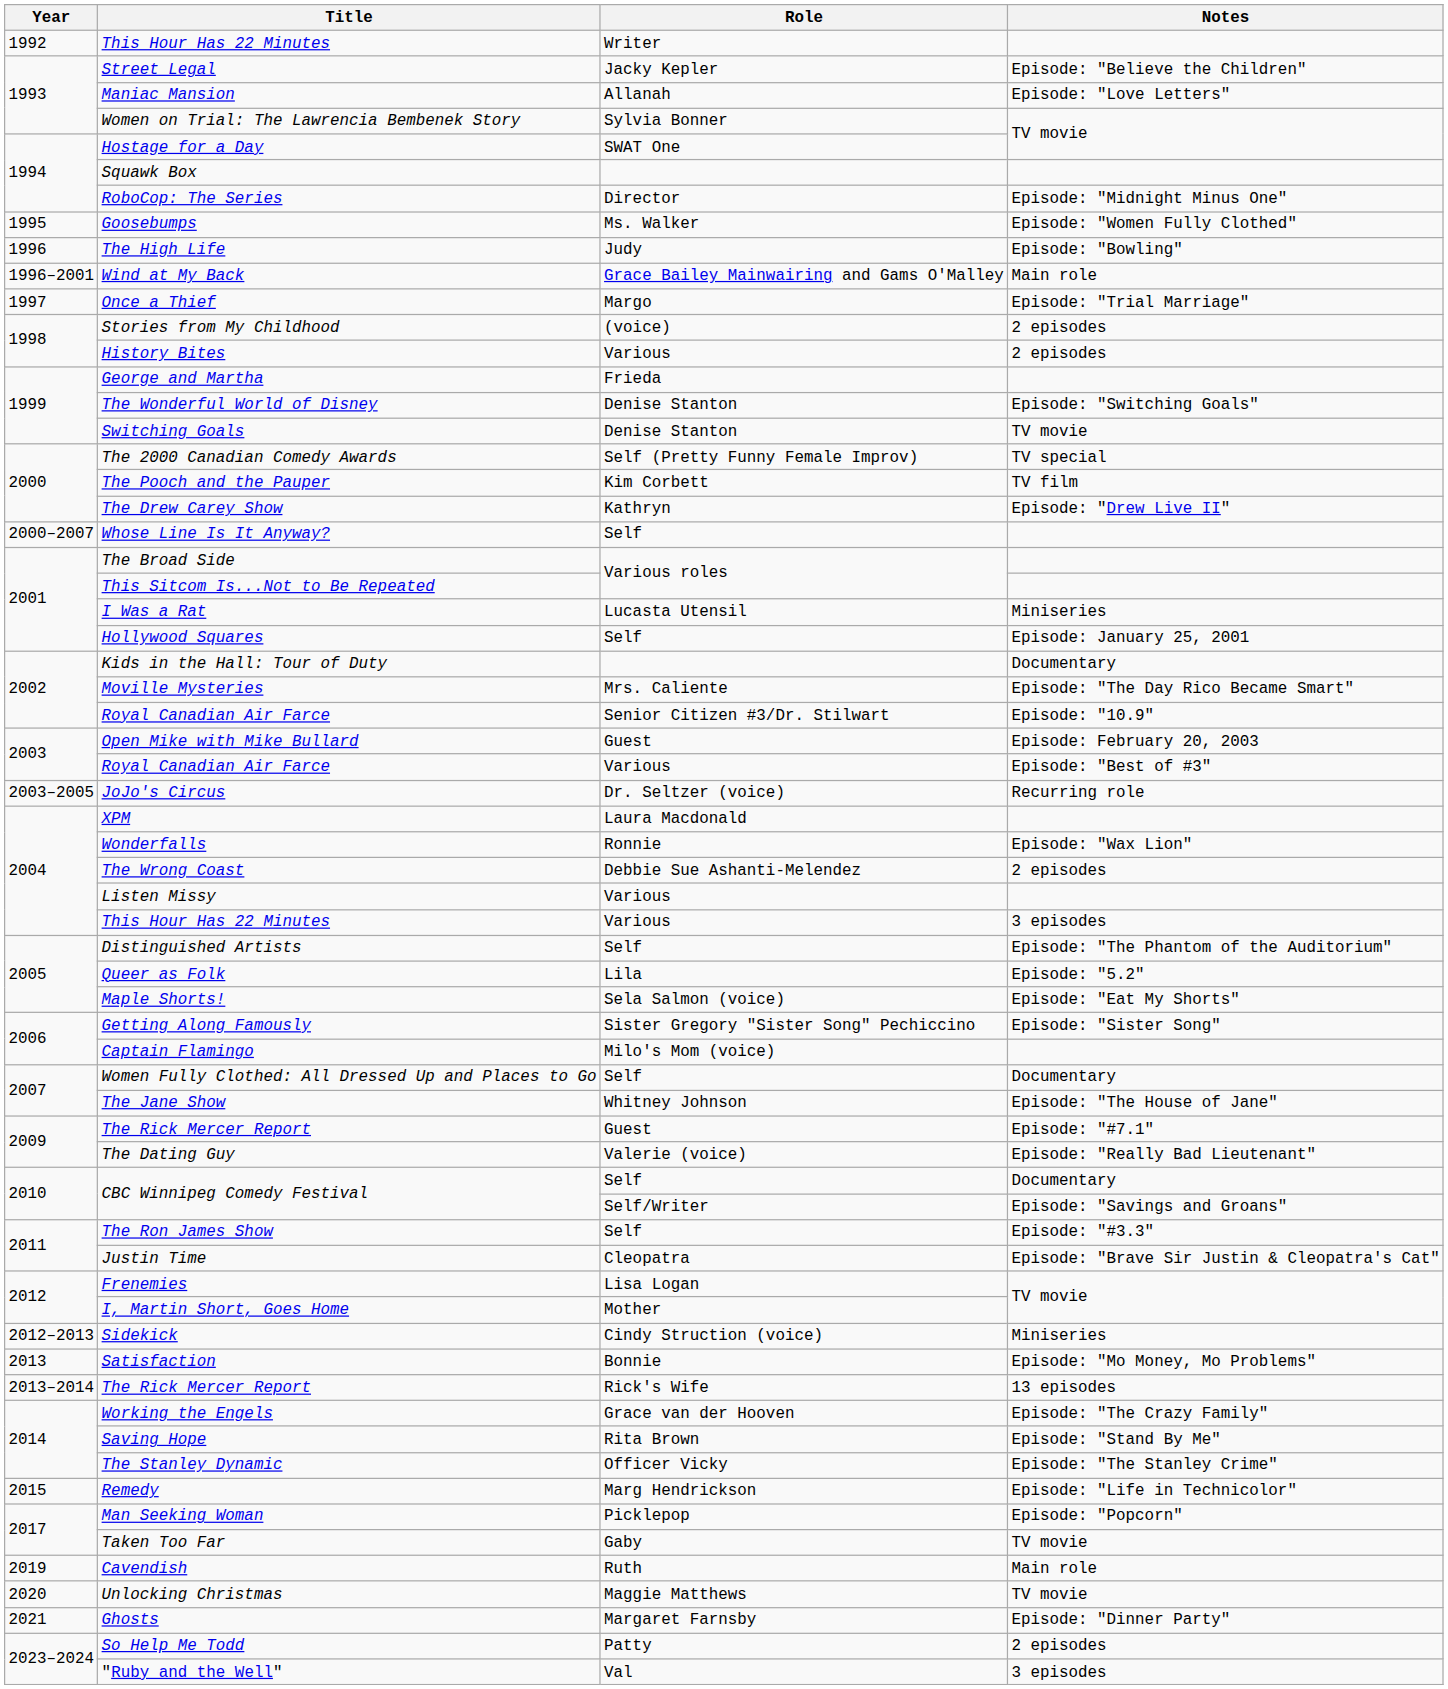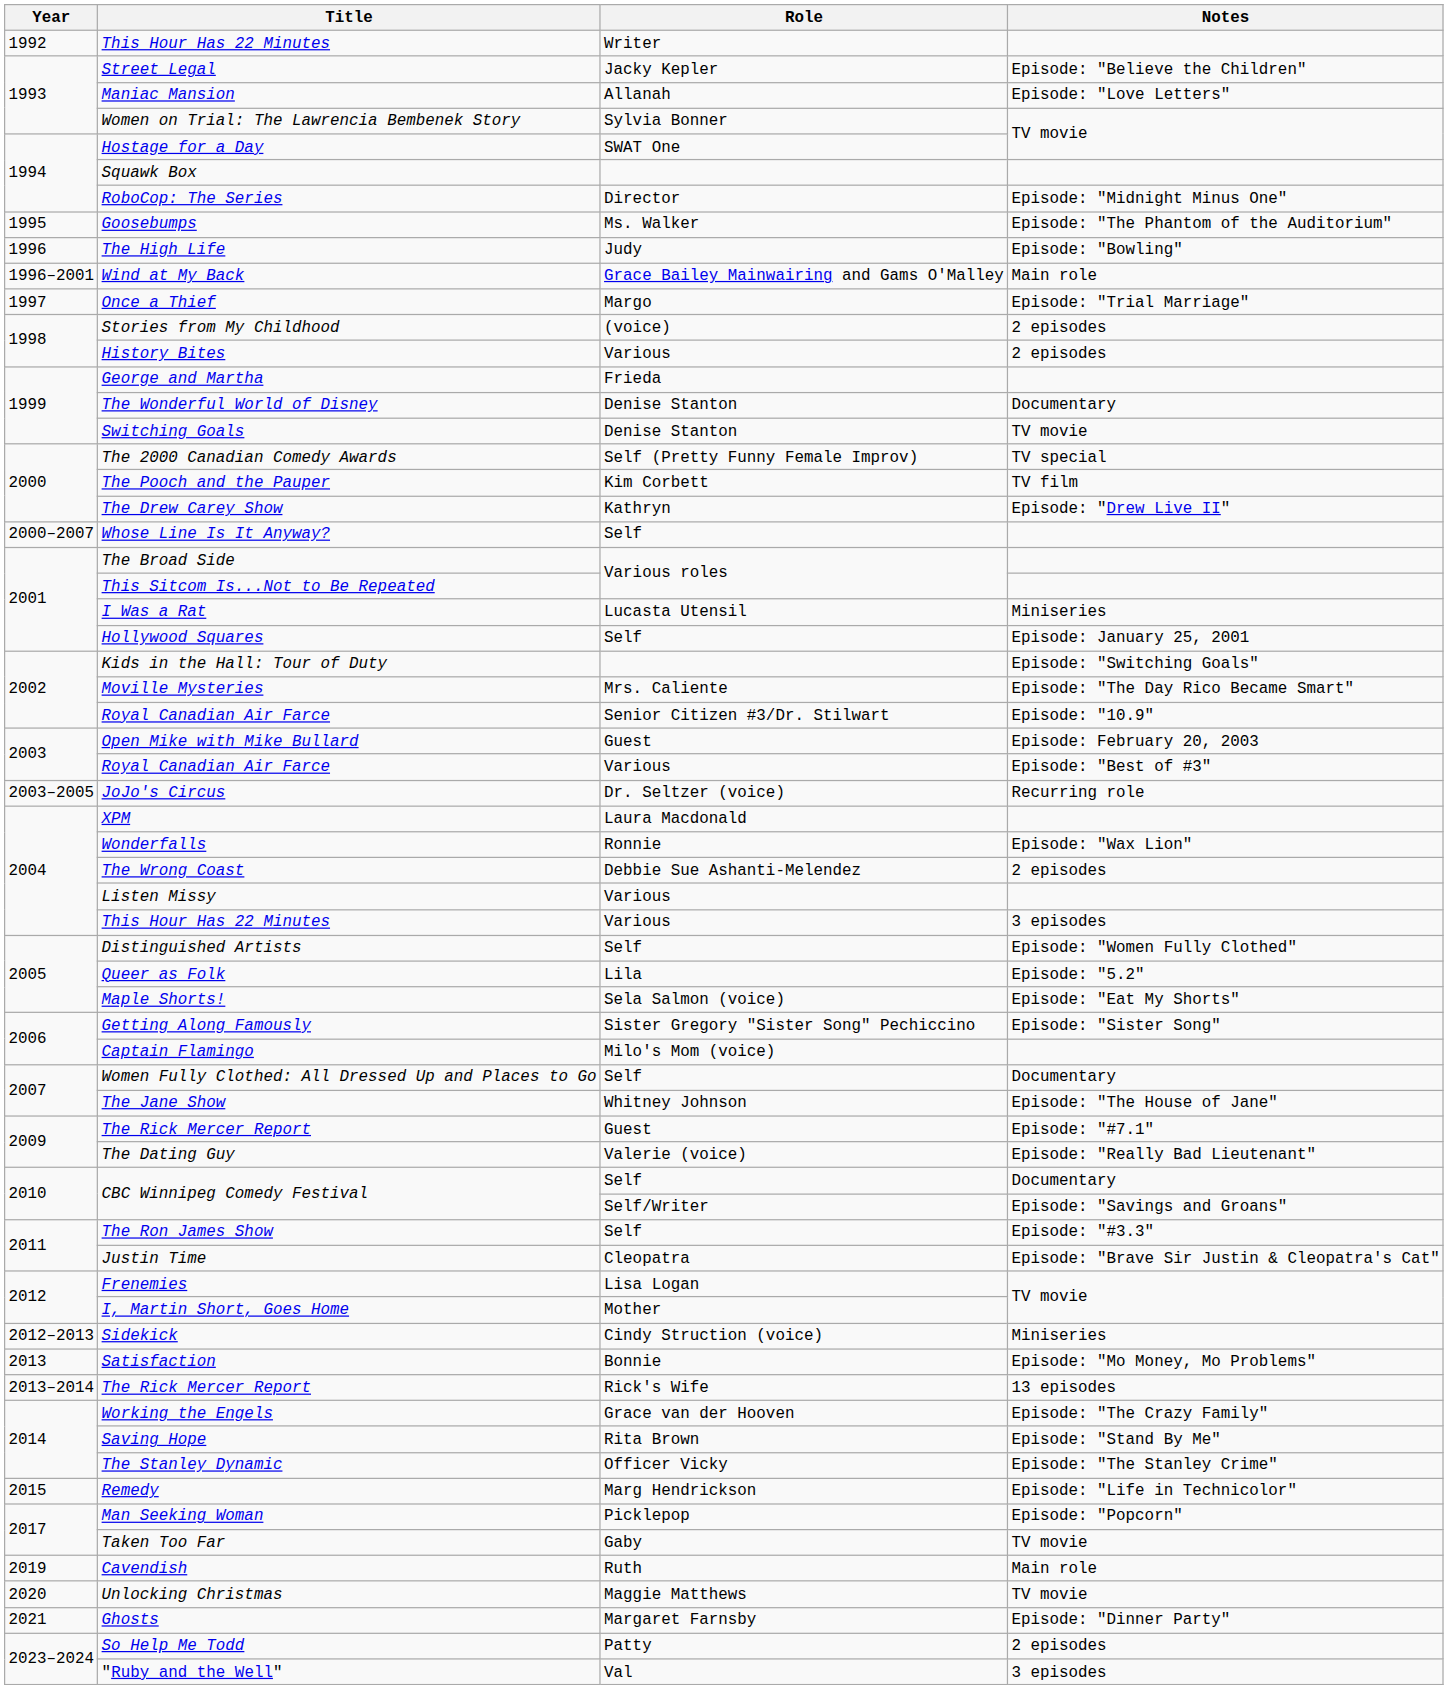(1154, 224) Episode: "Women Fully Clothed" -> (1202, 224) Episode: "The Phantom of the Auditorium"
(1135, 405) Episode: "Switching Goals" -> (1064, 405) Documentary
(1064, 664) Documentary -> (1135, 664) Episode: "Switching Goals"
(1202, 948) Episode: "The Phantom of the Auditorium" -> (1154, 948) Episode: "Women Fully Clothed"
